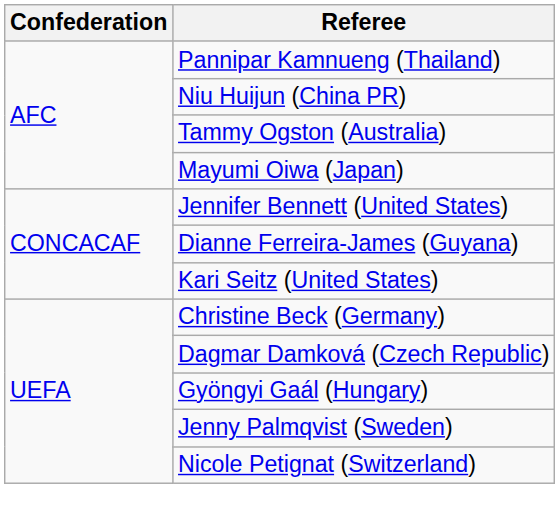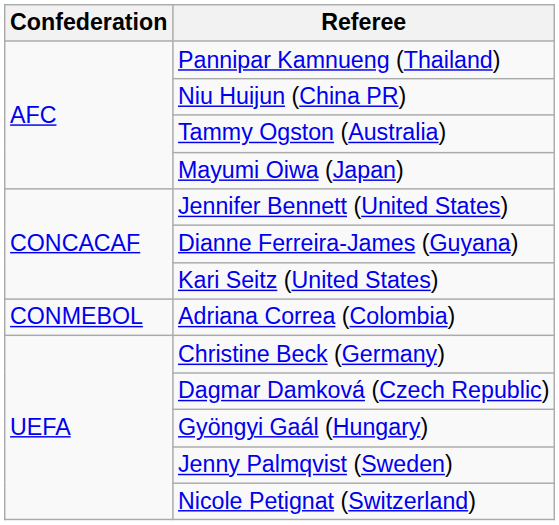+ row: (317, 317)
